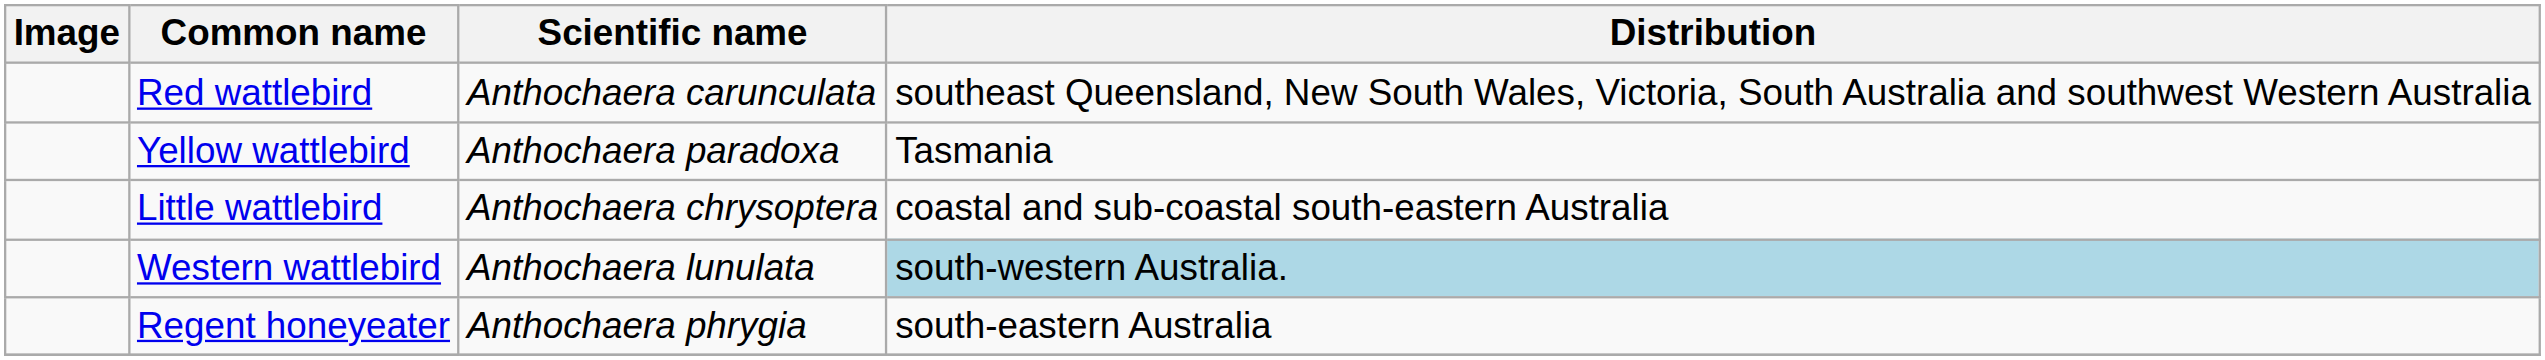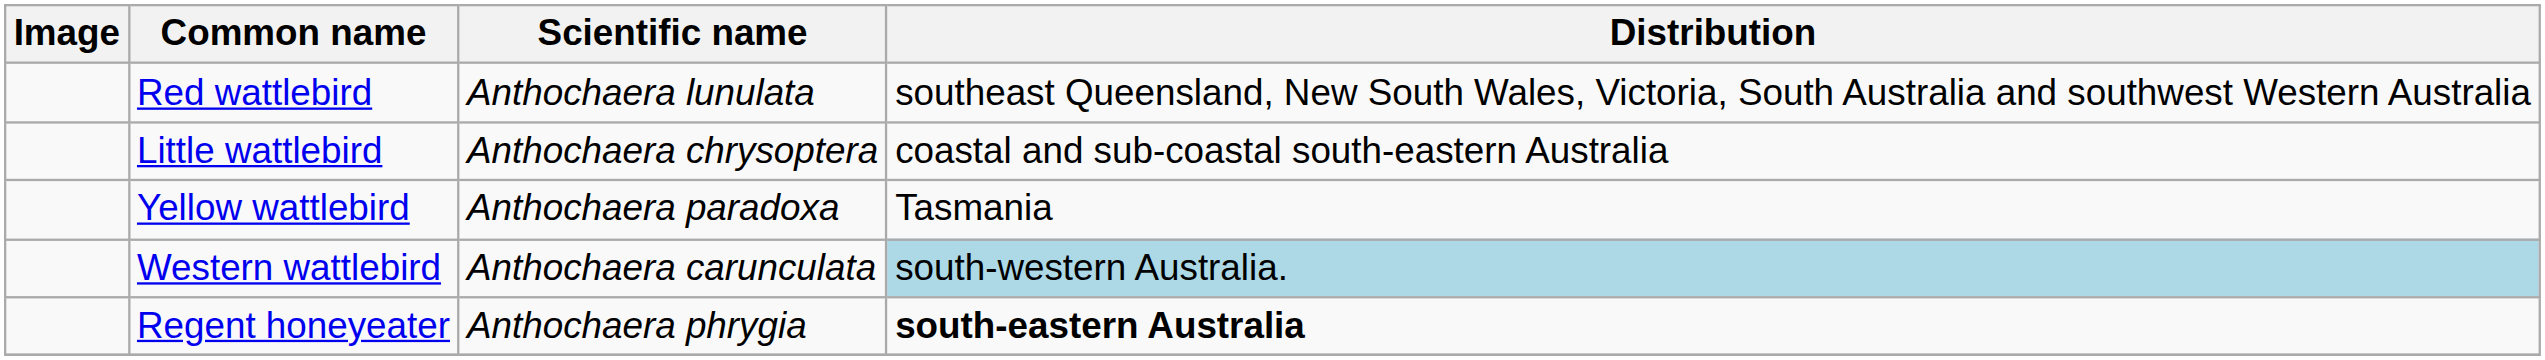(672, 92) Anthochaera carunculata -> (641, 92) Anthochaera lunulata
rows swapped: (260, 208) <-> (273, 150)
(641, 267) Anthochaera lunulata -> (672, 267) Anthochaera carunculata
(1083, 325) normal -> (1100, 325) bold
